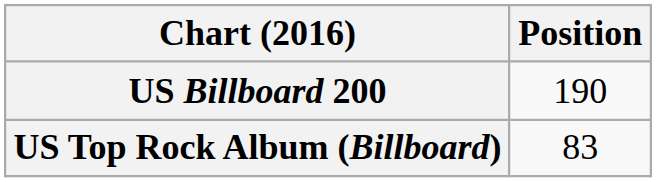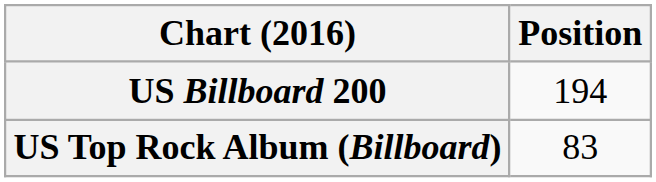(580, 90) 190 -> (580, 90) 194
